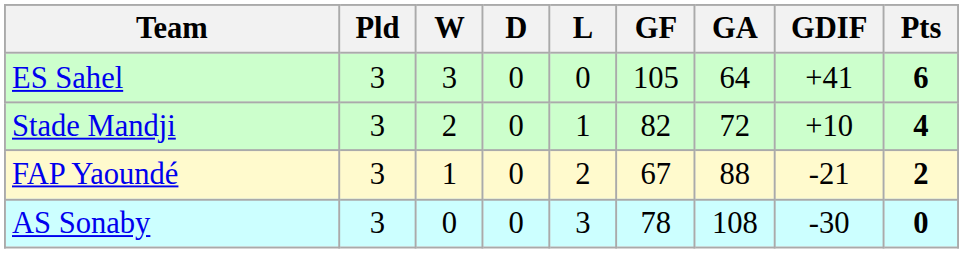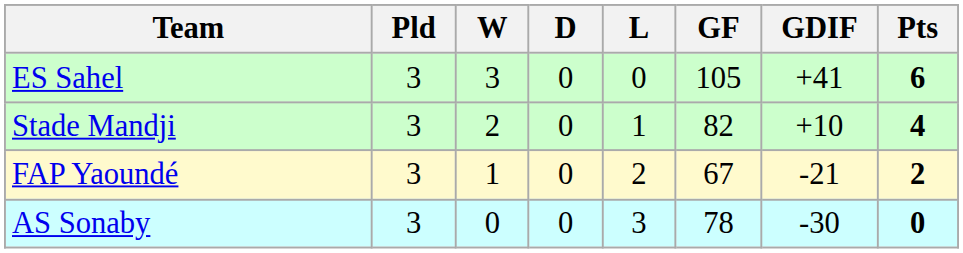- column: (735, 28)
